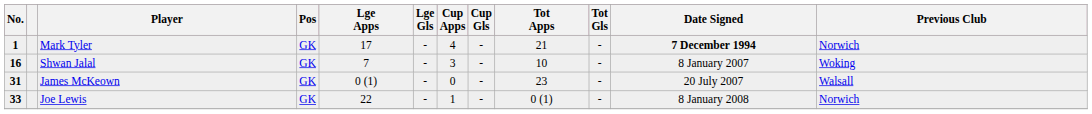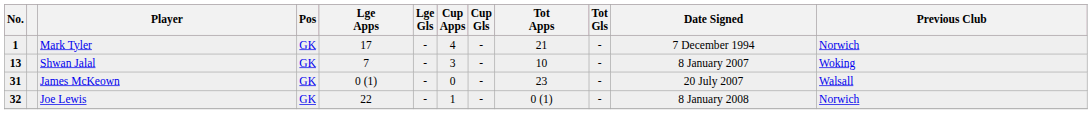(714, 44) bold -> (714, 44) normal
(15, 63) 16 -> (15, 63) 13
(15, 99) 33 -> (15, 99) 32
